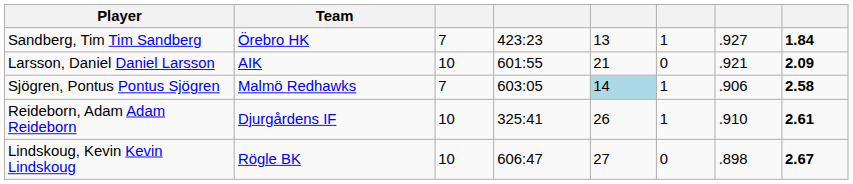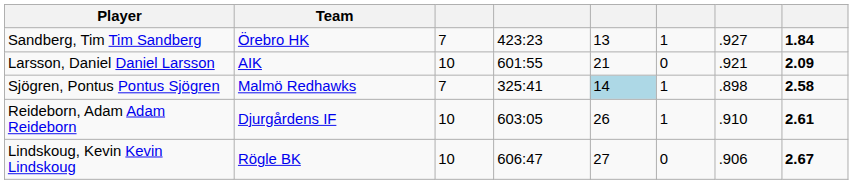(520, 87) 603:05 -> (520, 87) 325:41
(733, 87) .906 -> (733, 87) .898
(520, 119) 325:41 -> (520, 119) 603:05
(733, 159) .898 -> (733, 159) .906
